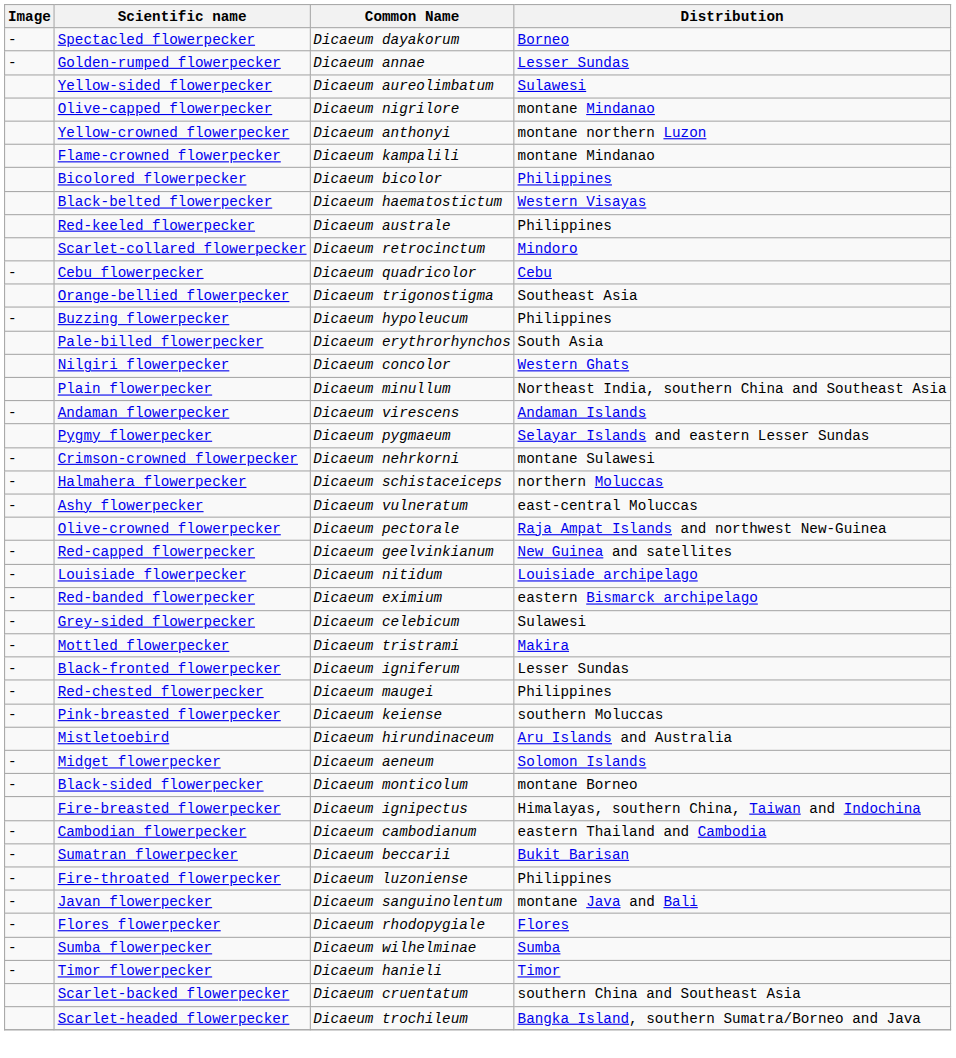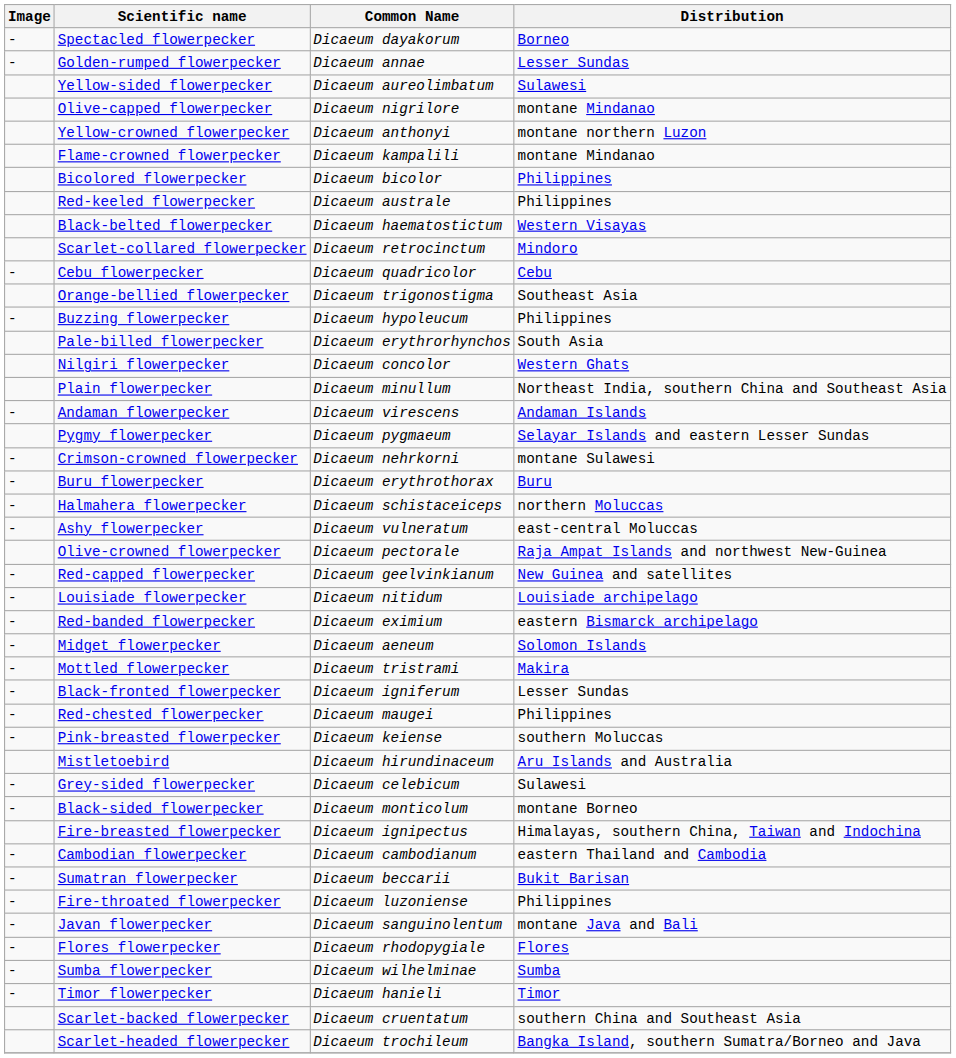rows swapped: (156, 226) <-> (165, 203)
+ row: (131, 482)
rows swapped: (139, 762) <-> (156, 622)
